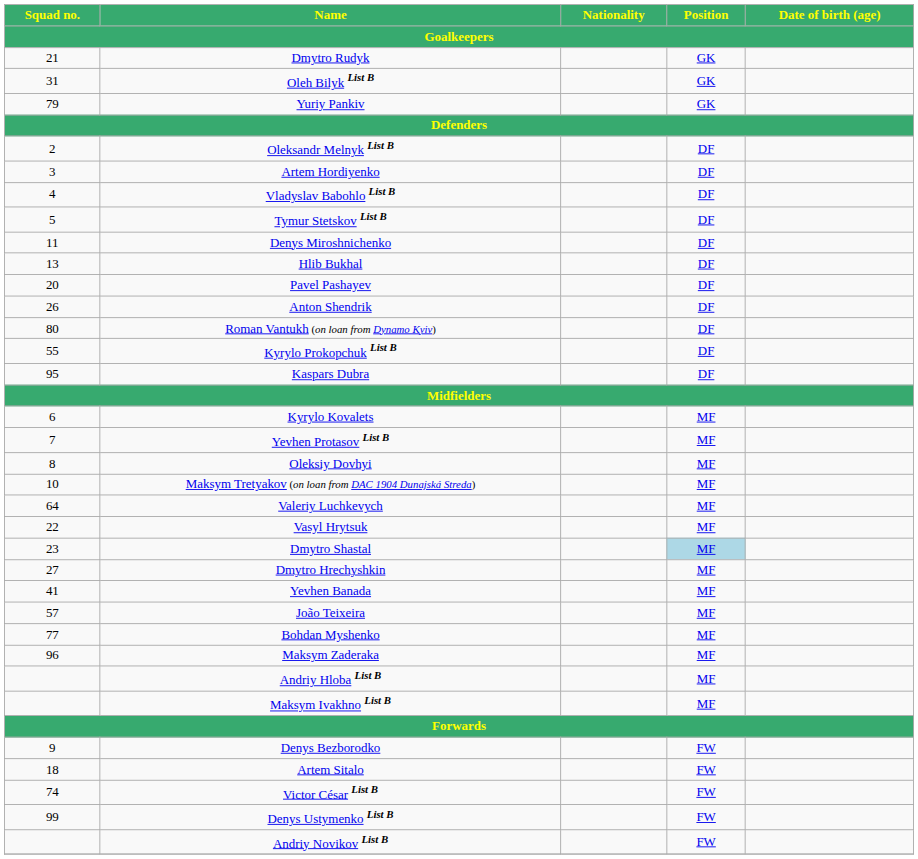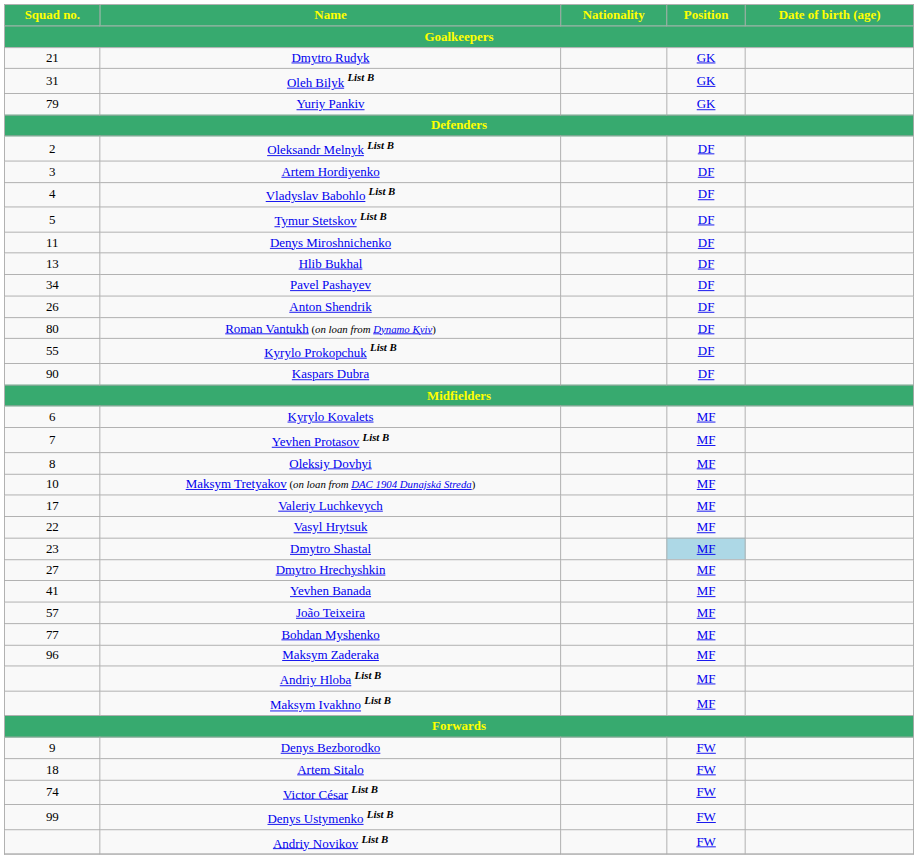(52, 285) 20 -> (52, 285) 34
(52, 374) 95 -> (52, 374) 90
(52, 506) 64 -> (52, 506) 17
